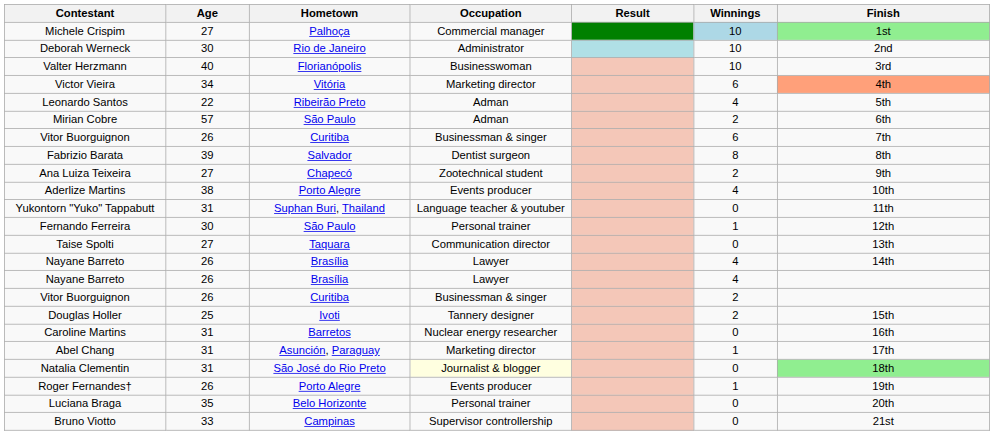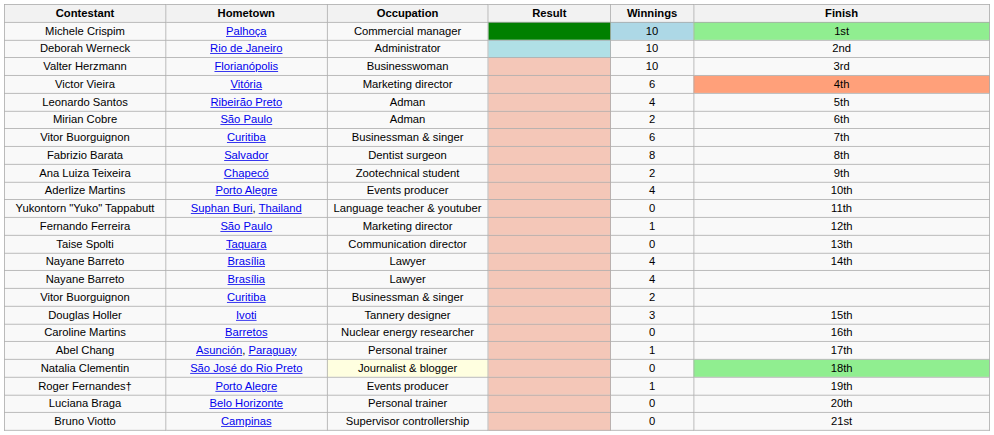- column: (207, 14)
(491, 227) Personal trainer -> (408, 227) Marketing director
(735, 315) 2 -> (652, 315) 3
(491, 351) Marketing director -> (408, 351) Personal trainer
